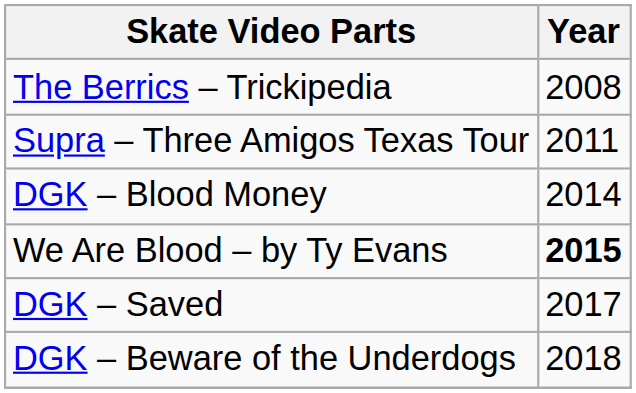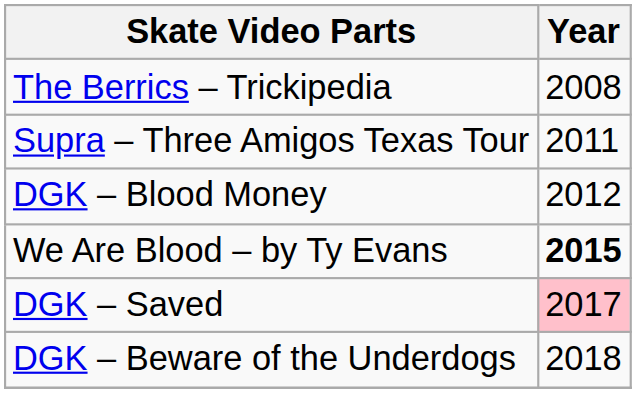(583, 195) 2014 -> (583, 195) 2012
(583, 304) no background -> (583, 304) pink background
